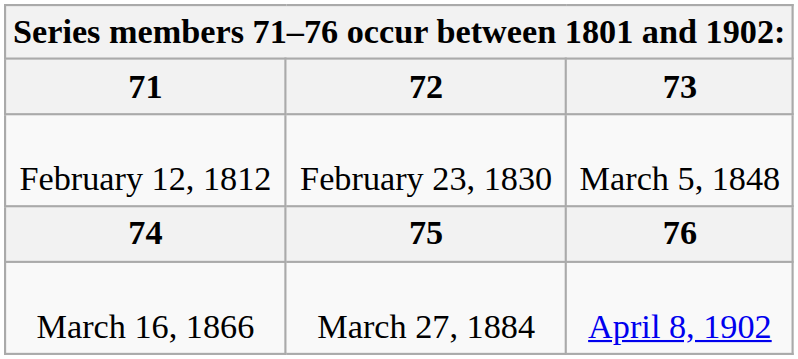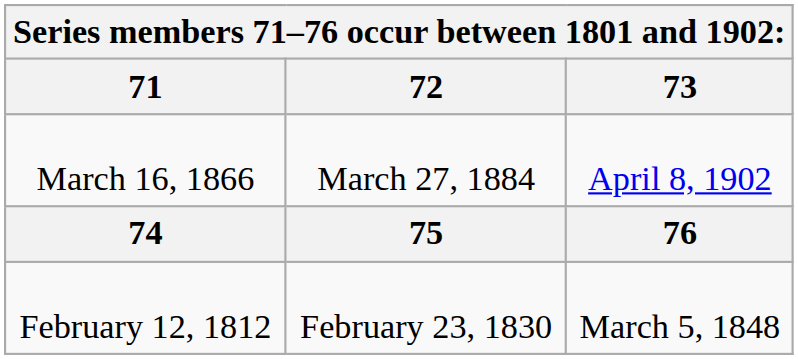rows swapped: (145, 178) <-> (145, 325)
